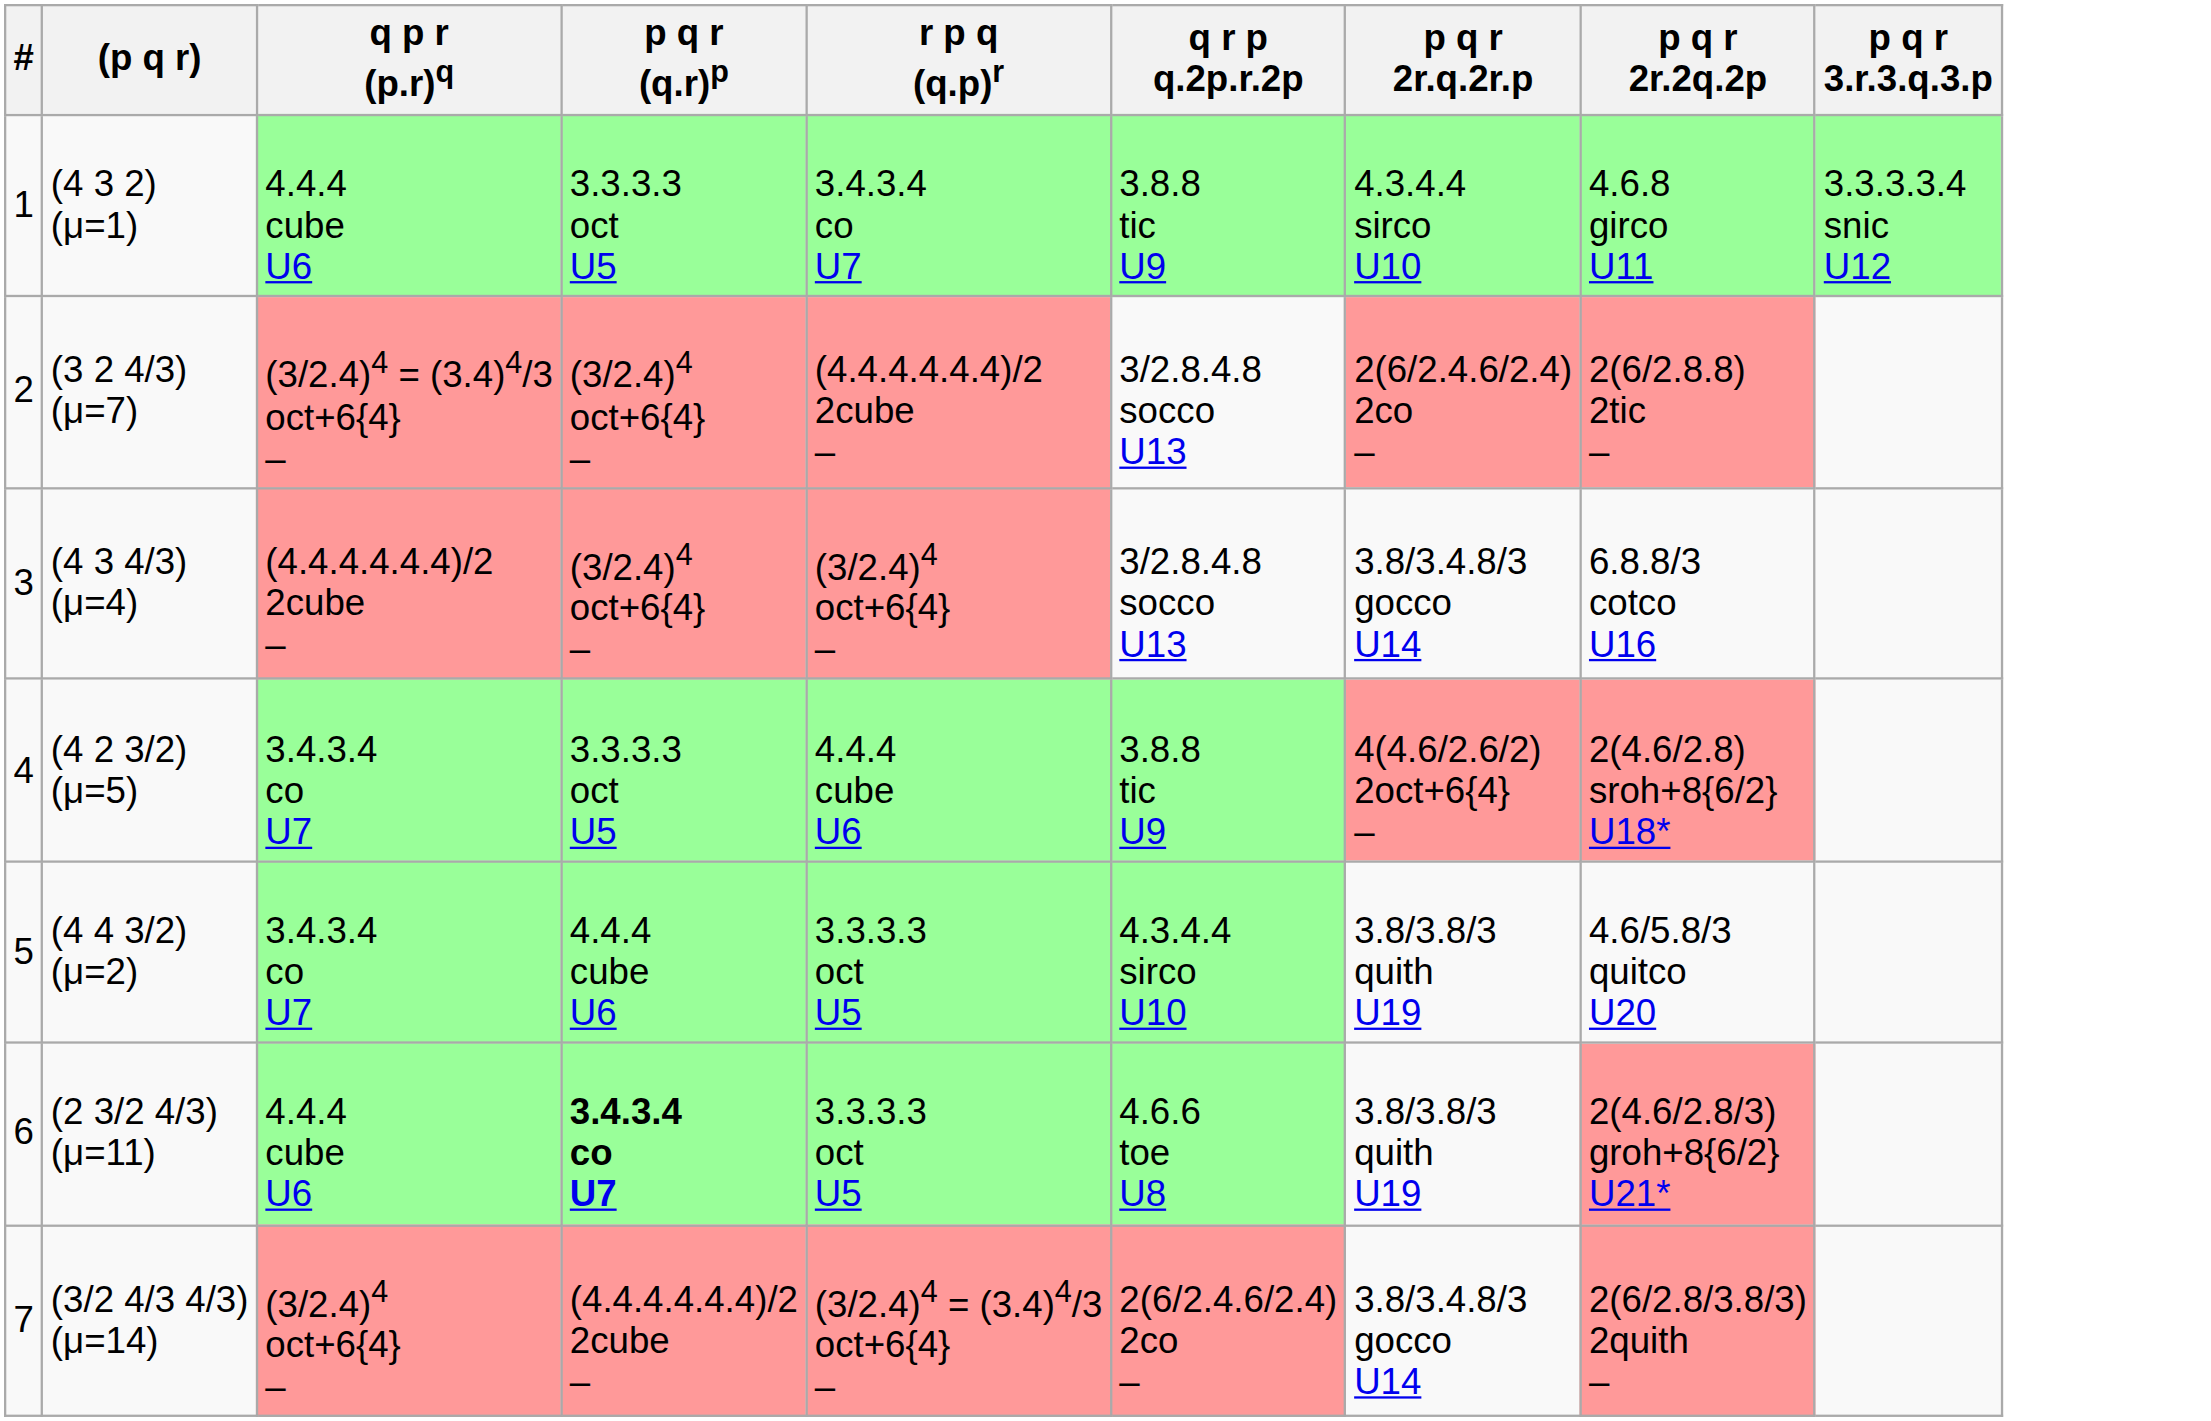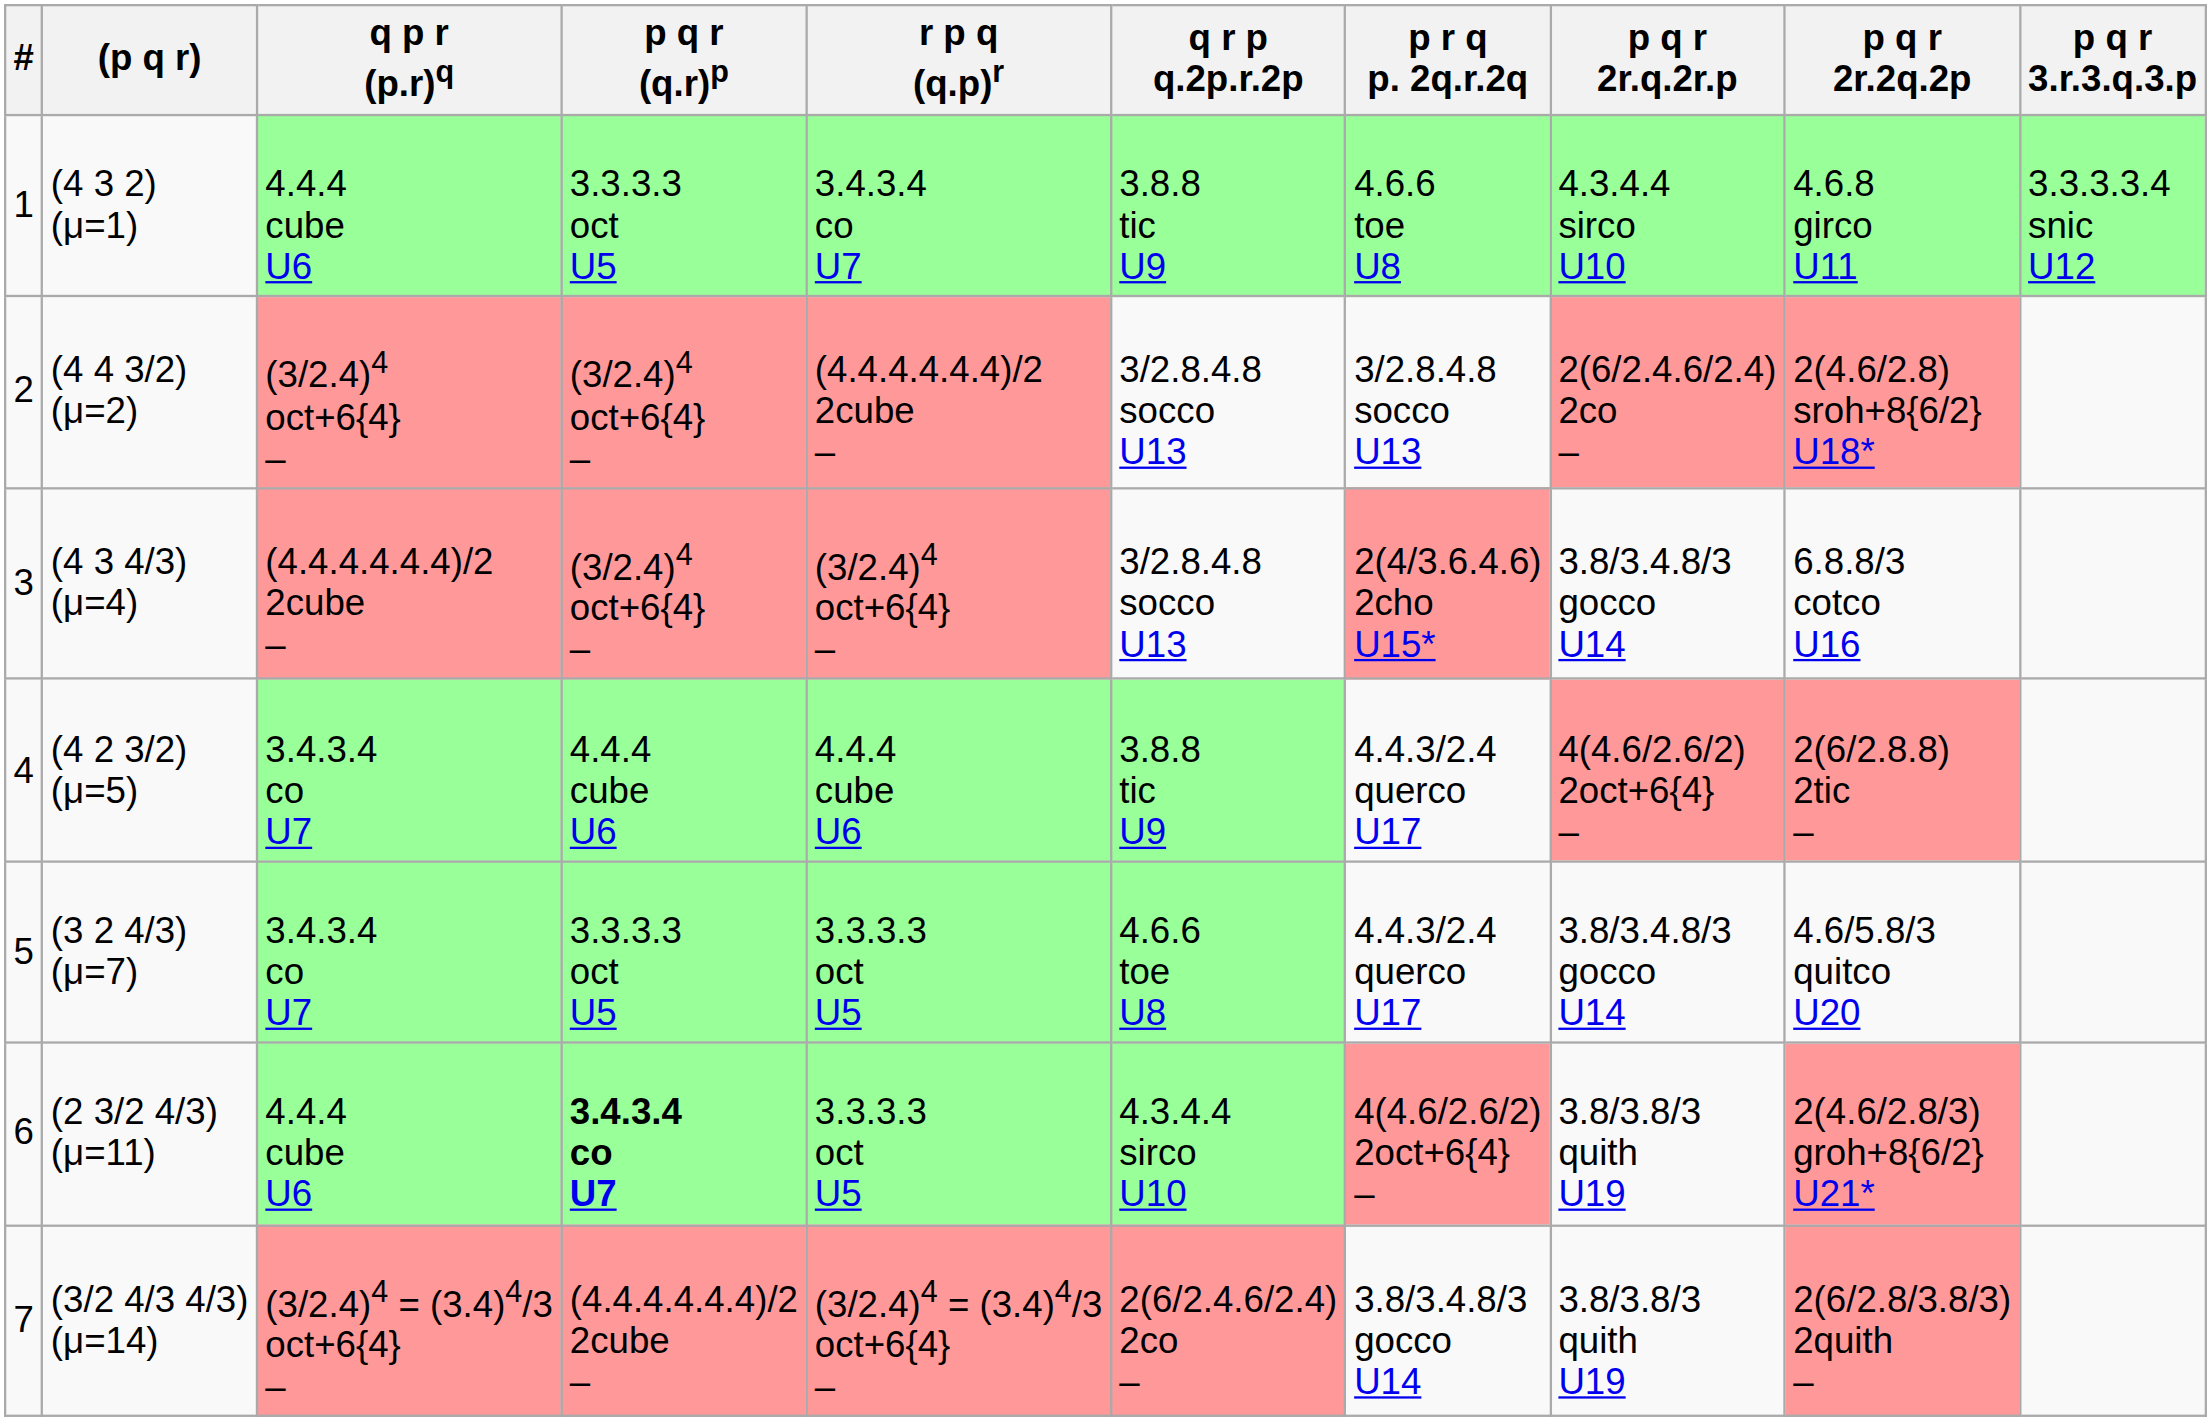+ column: (1448, 59)
(119, 391) (3 2 4/3) (μ=7) -> (119, 391) (4 4 3/2) (μ=2)
(409, 411) (3/2.4)4 = (3.4)4/3 oct+6{4} – -> (333, 411) (3/2.4)4 oct+6{4} –
(1667, 411) 2(6/2.8.8) 2tic – -> (1887, 411) 2(4.6/2.8) sroh+8{6/2} U18*
(626, 790) 3.3.3.3 oct U5 -> (611, 790) 4.4.4 cube U6
(1683, 790) 2(4.6/2.8) sroh+8{6/2} U18* -> (1872, 790) 2(6/2.8.8) 2tic –
(119, 951) (4 4 3/2) (μ=2) -> (119, 951) (3 2 4/3) (μ=7)
(611, 972) 4.4.4 cube U6 -> (626, 972) 3.3.3.3 oct U5
(1175, 972) 4.3.4.4 sirco U10 -> (1160, 972) 4.6.6 toe U8
(1425, 972) 3.8/3.8/3 quith U19 -> (1645, 972) 3.8/3.4.8/3 gocco U14
(1160, 1153) 4.6.6 toe U8 -> (1175, 1153) 4.3.4.4 sirco U10
(333, 1340) (3/2.4)4 oct+6{4} – -> (409, 1340) (3/2.4)4 = (3.4)4/3 oct+6{4} –
(1441, 1340) 3.8/3.4.8/3 gocco U14 -> (1630, 1340) 3.8/3.8/3 quith U19
